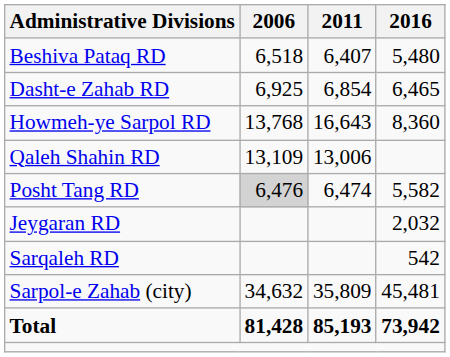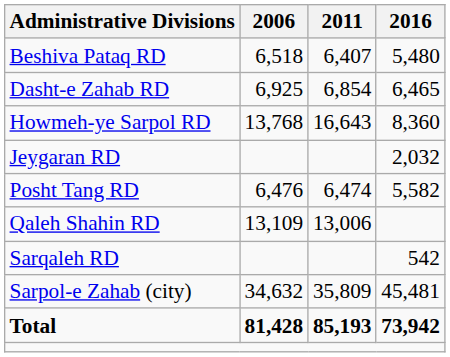rows swapped: (65, 223) <-> (85, 156)
(279, 190) lightgrey background -> (279, 190) no background
